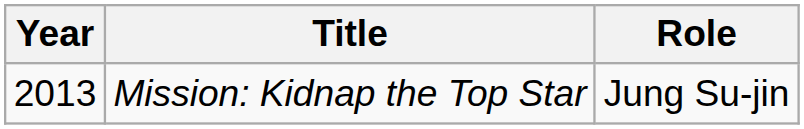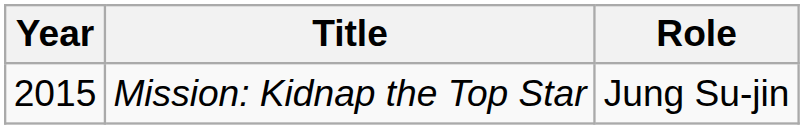(55, 92) 2013 -> (55, 92) 2015
